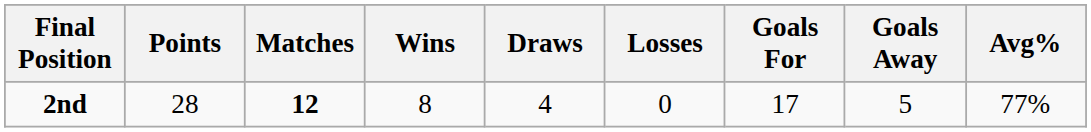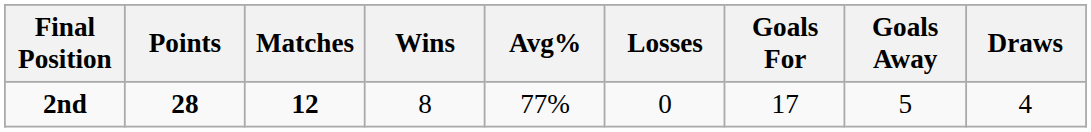columns swapped: (545, 43) <-> (1025, 43)
(185, 104) normal -> (185, 104) bold
